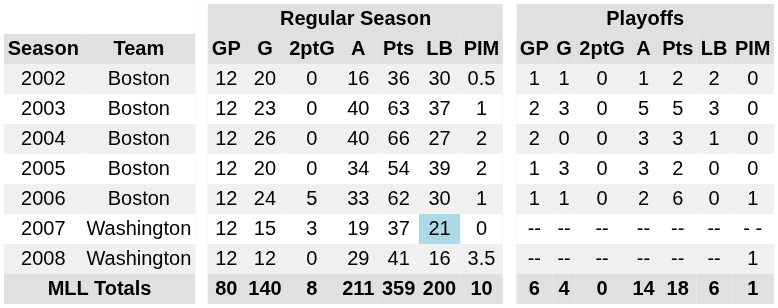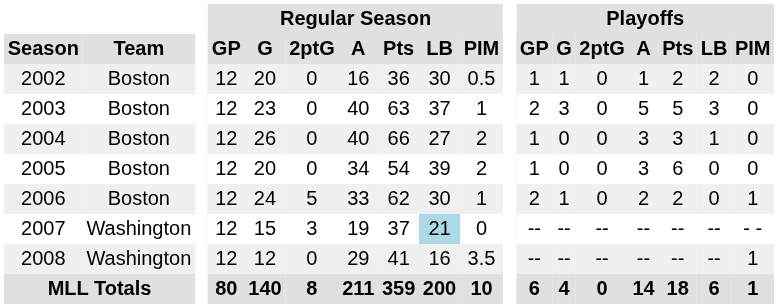(534, 138) 2 -> (534, 138) 1
(564, 168) 3 -> (564, 168) 0
(678, 168) 2 -> (678, 168) 6
(534, 198) 1 -> (534, 198) 2
(678, 198) 6 -> (678, 198) 2
